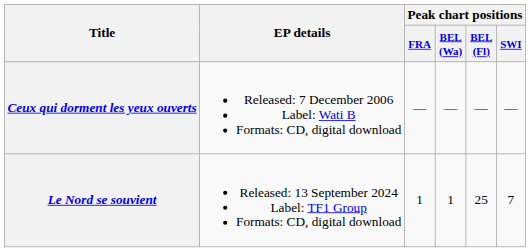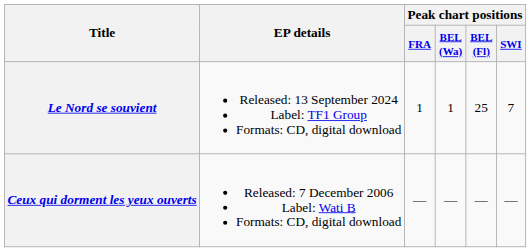rows swapped: (102, 107) <-> (102, 200)
